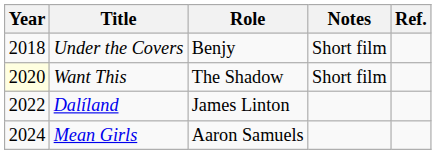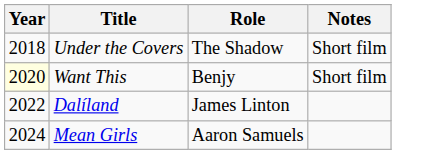- column: (411, 18)
(214, 47) Benjy -> (238, 47) The Shadow
(238, 76) The Shadow -> (214, 76) Benjy
